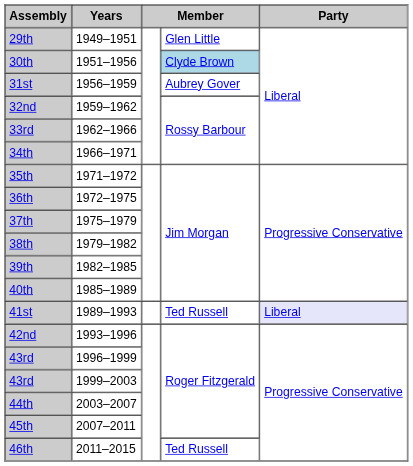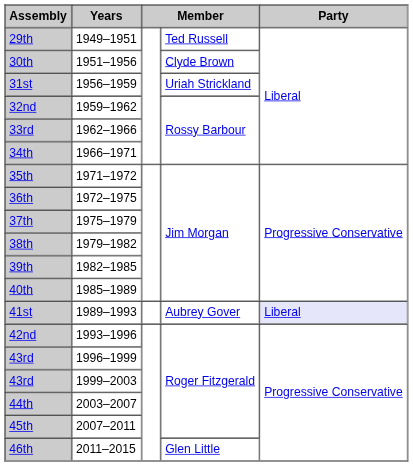(193, 39) Glen Little -> (197, 39) Ted Russell
(200, 61) lightblue background -> (200, 61) no background
(203, 84) Aubrey Gover -> (208, 84) Uriah Strickland
(197, 312) Ted Russell -> (203, 312) Aubrey Gover
(197, 449) Ted Russell -> (193, 449) Glen Little
